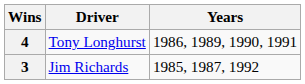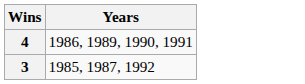- column: (97, 17)
